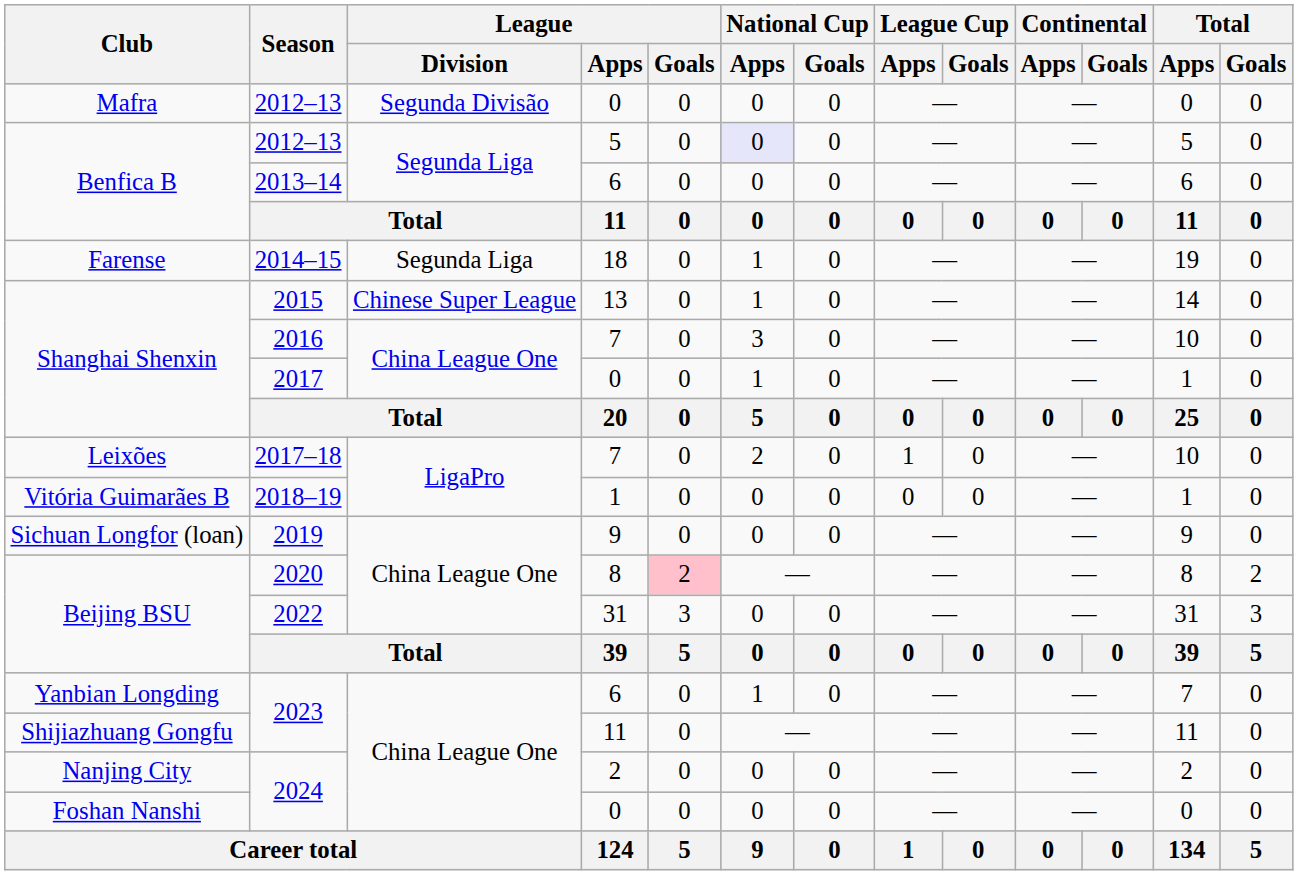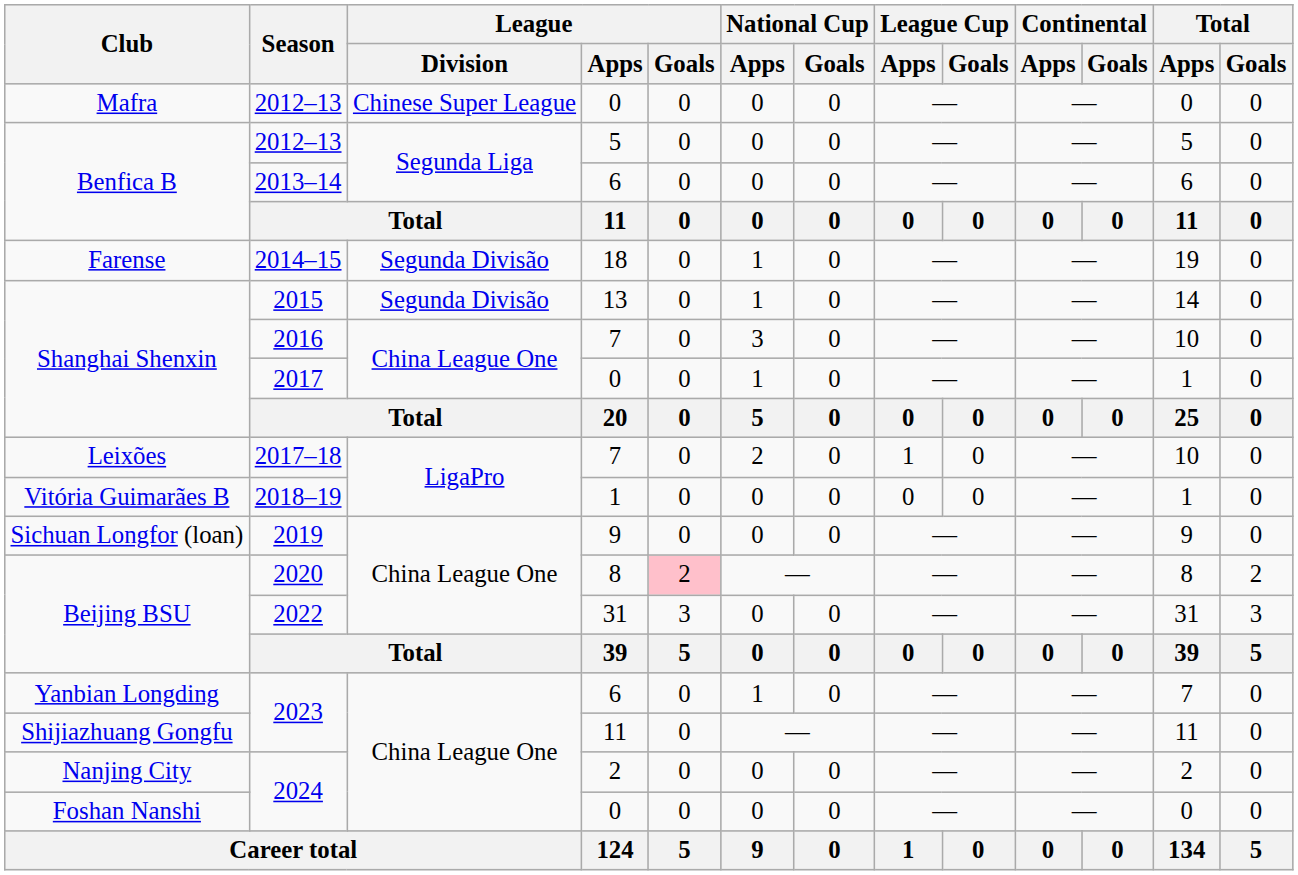(464, 102) Segunda Divisão -> (465, 102) Chinese Super League
(757, 142) lavender background -> (757, 142) no background
(465, 260) Segunda Liga -> (464, 260) Segunda Divisão
(465, 299) Chinese Super League -> (464, 299) Segunda Divisão
